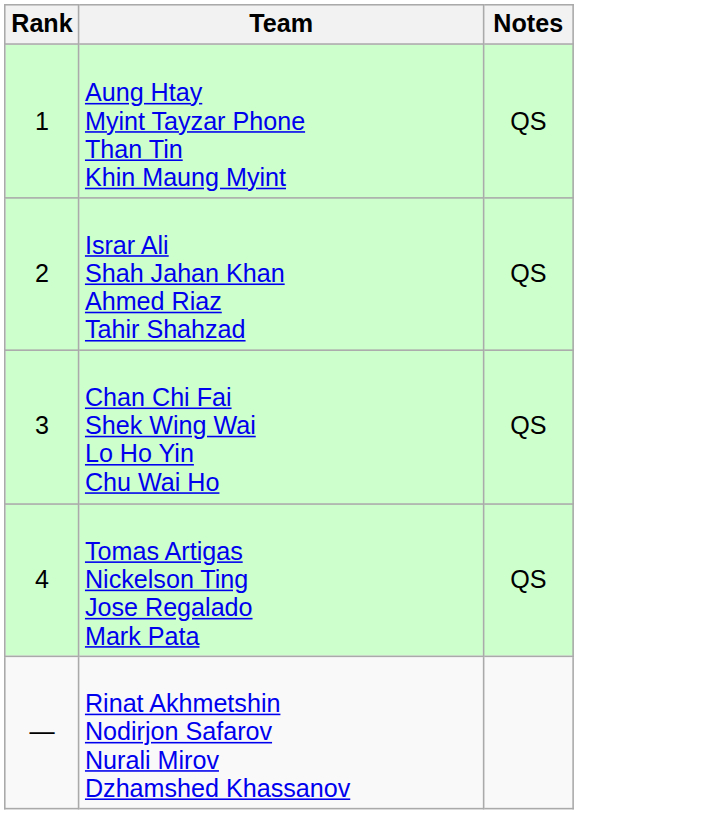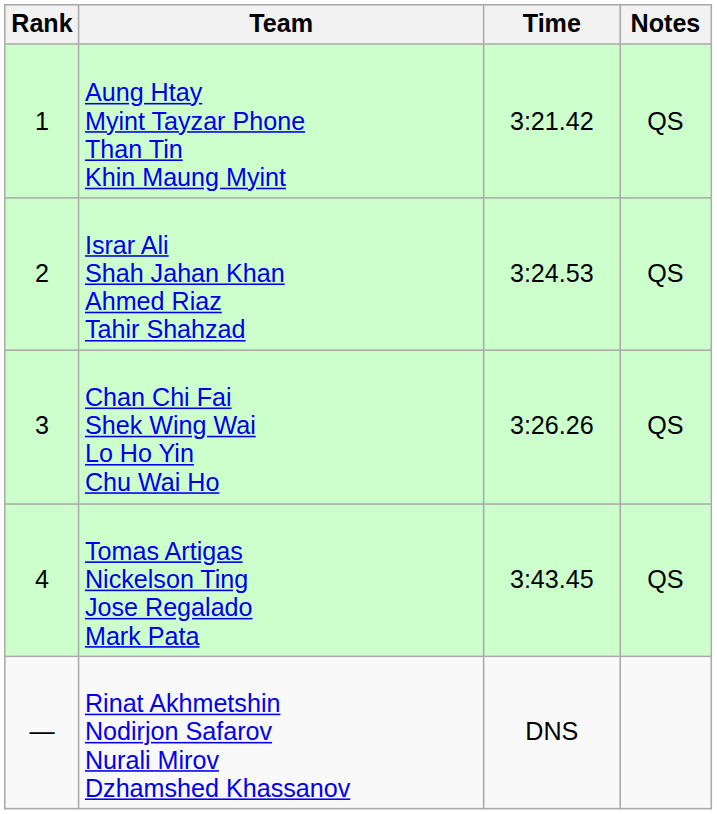+ column: (552, 24)
